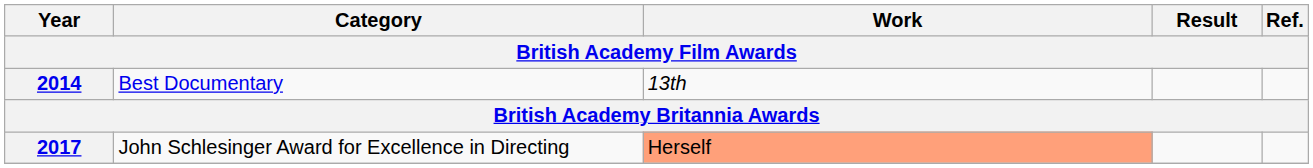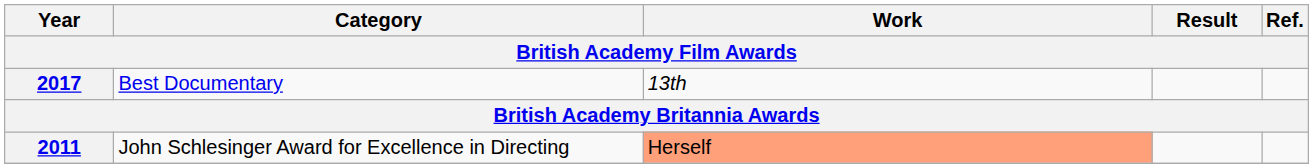(59, 83) 2014 -> (59, 83) 2017
(59, 147) 2017 -> (59, 147) 2011
